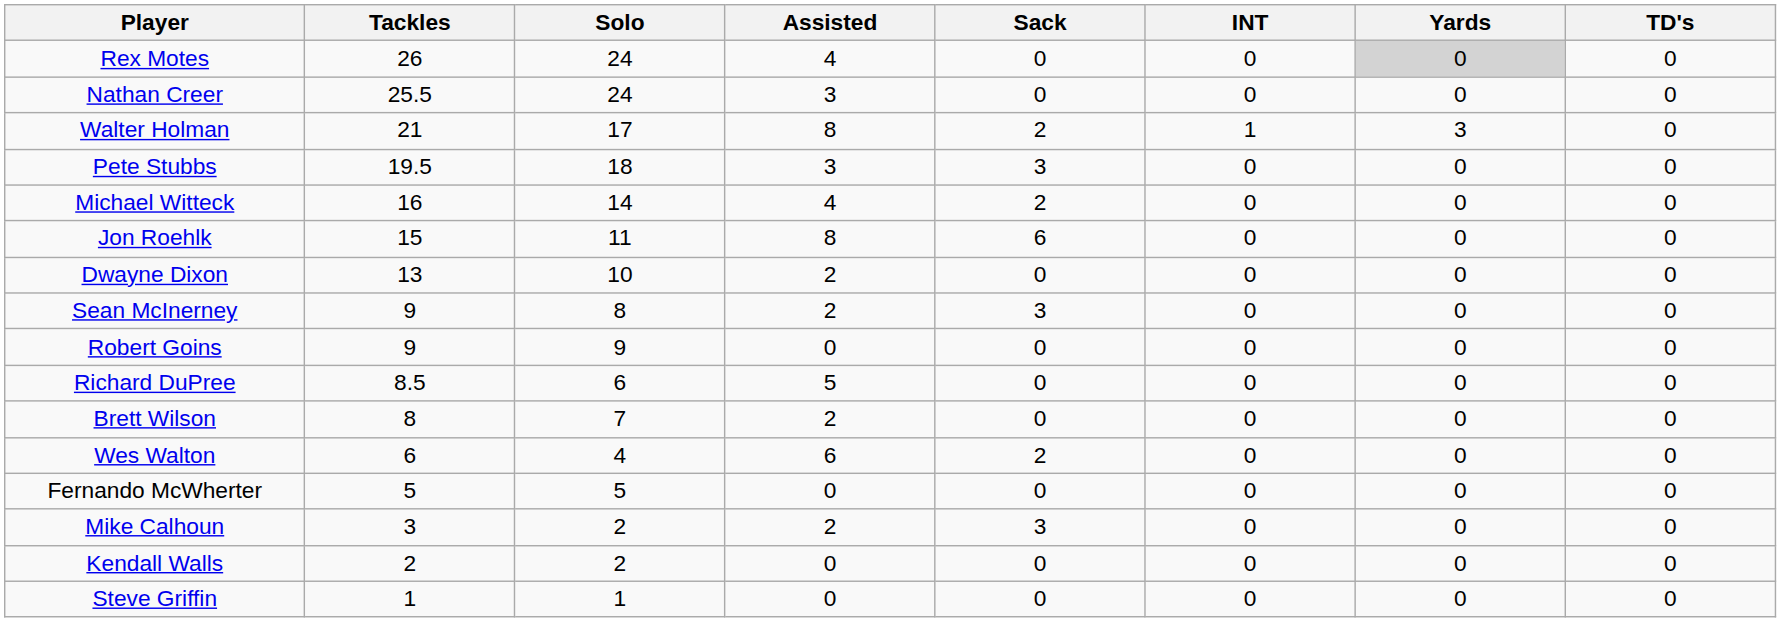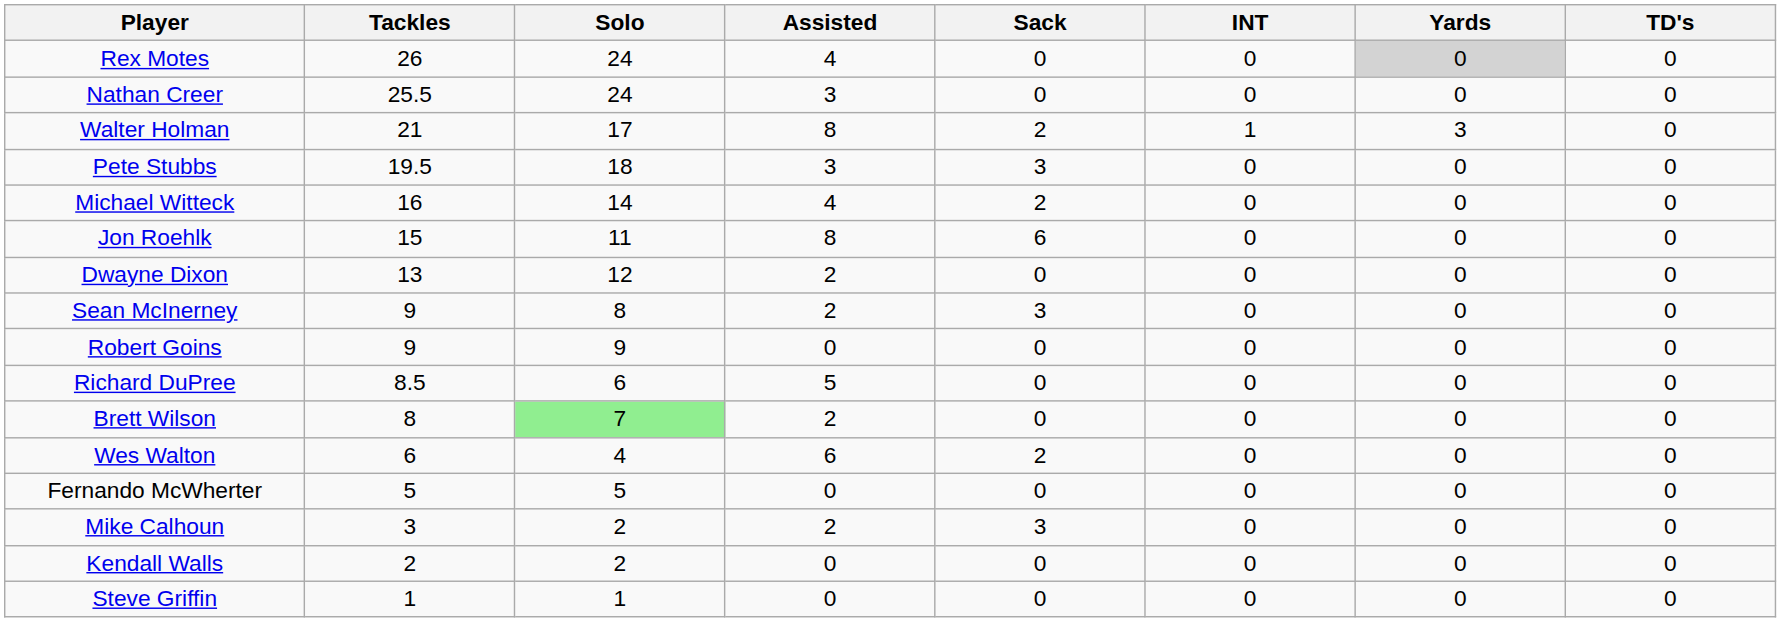(620, 274) 10 -> (620, 274) 12
(620, 418) no background -> (620, 418) lightgreen background
